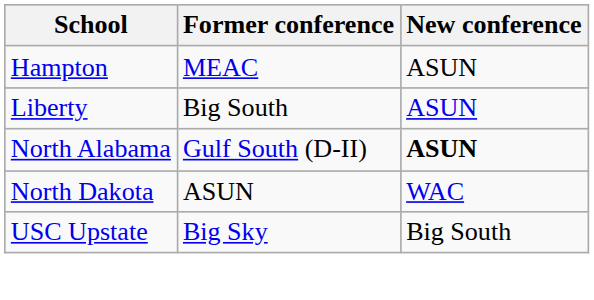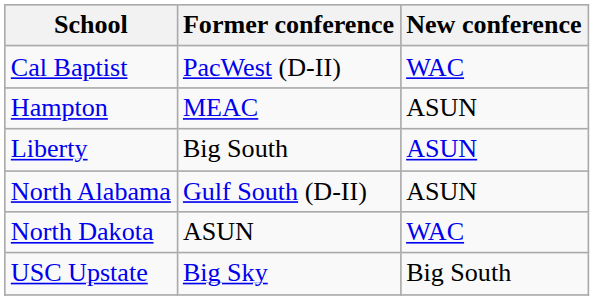+ row: (69, 66)
(442, 149) bold -> (442, 190) normal
